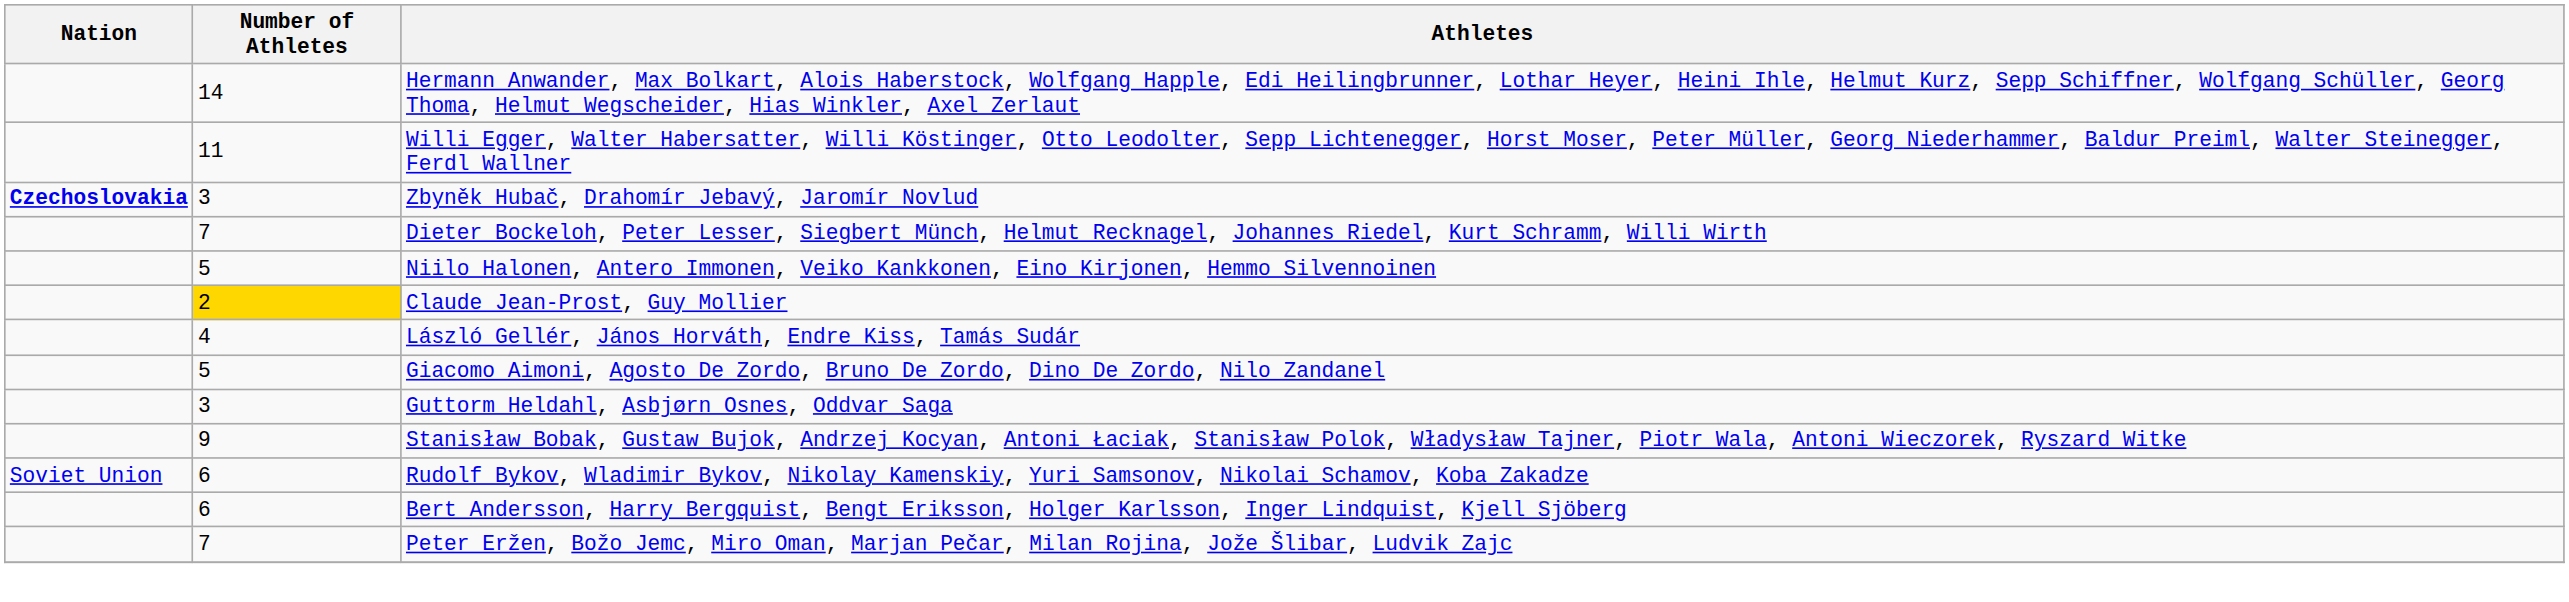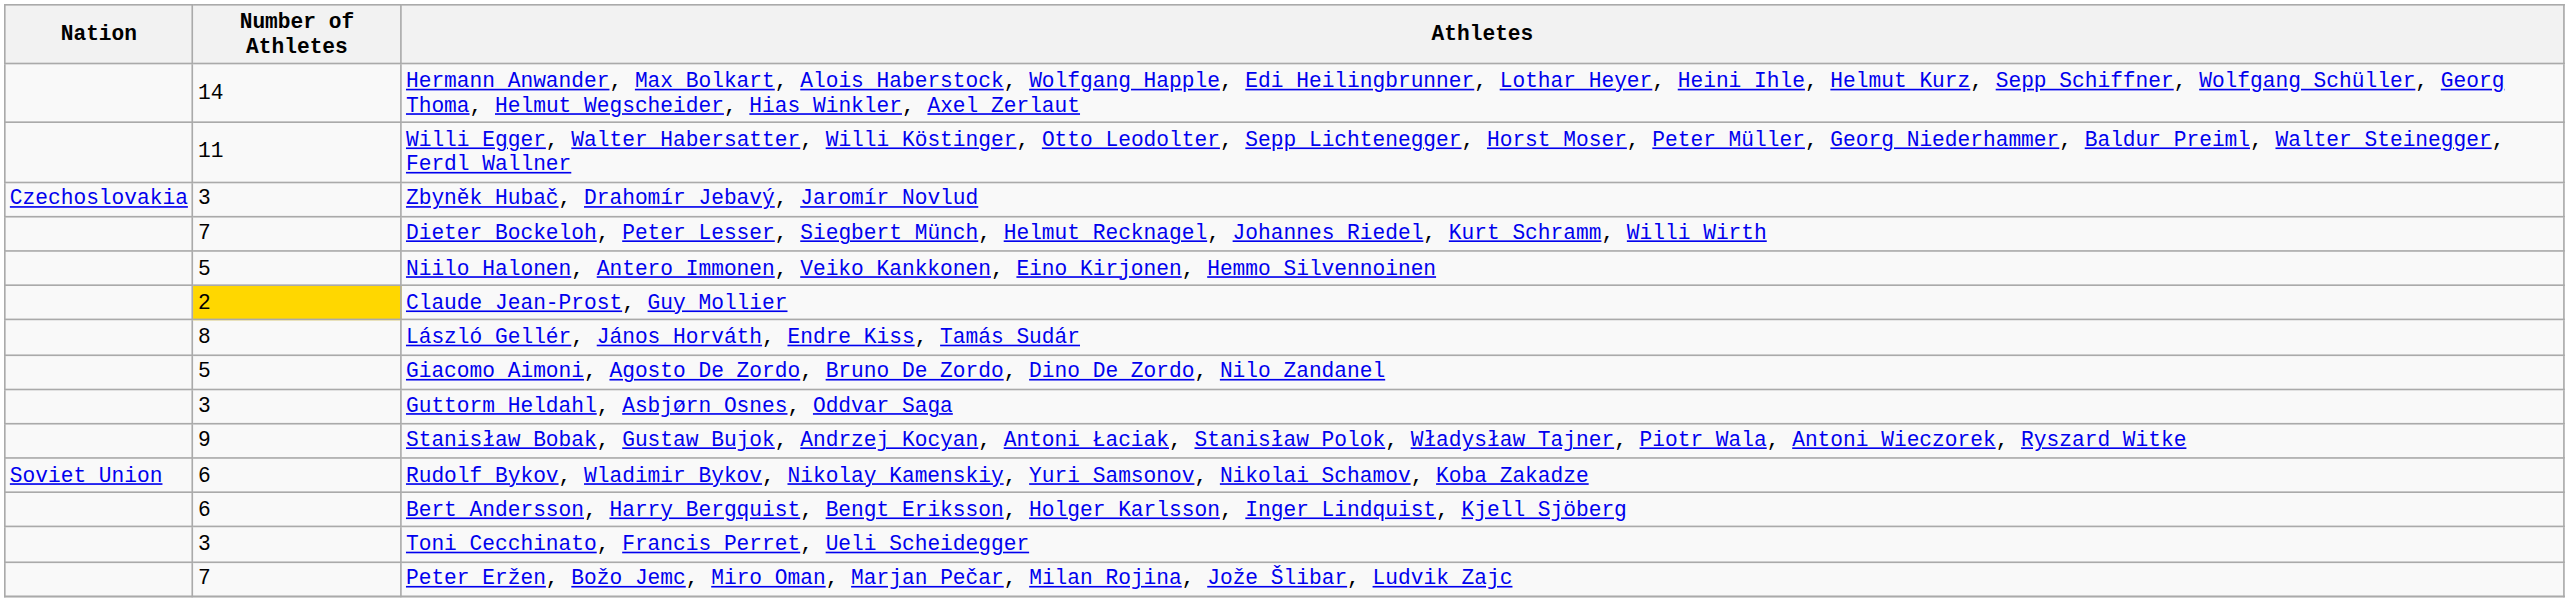(99, 199) bold -> (99, 199) normal
(204, 337) 4 -> (204, 337) 8
+ row: (718, 544)
